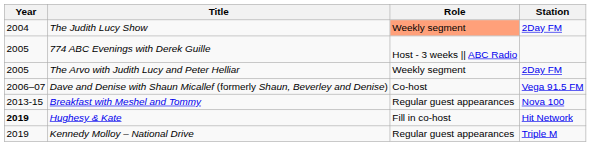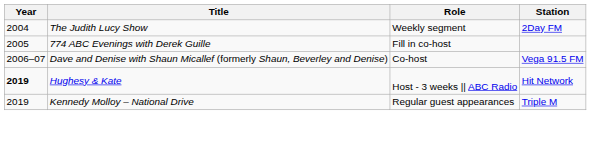(429, 28) lightsalmon background -> (429, 28) no background
(455, 54) Host - 3 weeks || ABC Radio -> (422, 43) Fill in co-host
- row: (145, 70)
- row: (125, 102)
(422, 117) Fill in co-host -> (455, 86) Host - 3 weeks || ABC Radio
